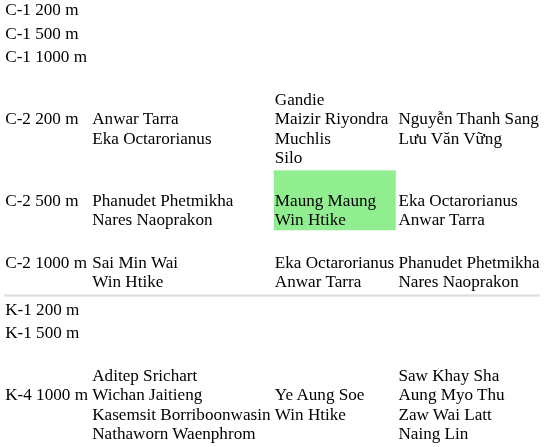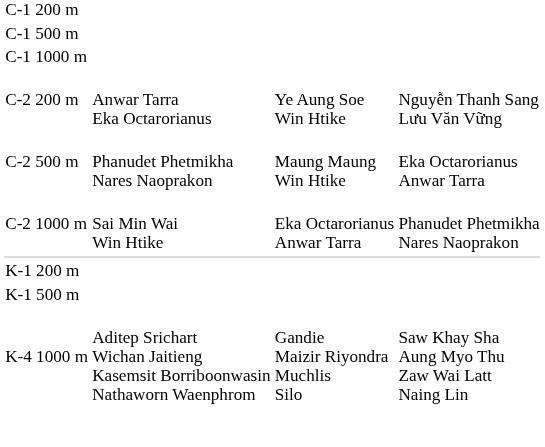(332, 128) Gandie Maizir Riyondra Muchlis Silo -> (320, 109) Ye Aung Soe Win Htike
(325, 209) lightgreen background -> (325, 171) no background
(320, 404) Ye Aung Soe Win Htike -> (332, 366) Gandie Maizir Riyondra Muchlis Silo
